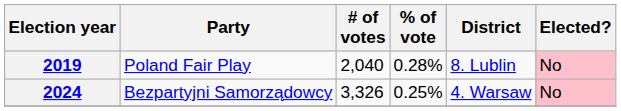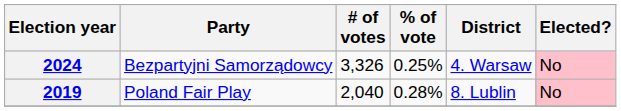rows swapped: (62, 65) <-> (62, 92)
